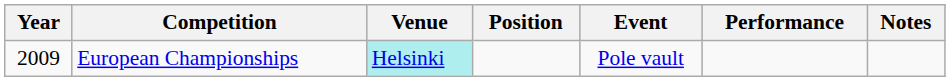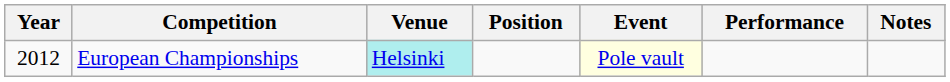(38, 57) 2009 -> (38, 57) 2012
(641, 57) no background -> (641, 57) lightyellow background
